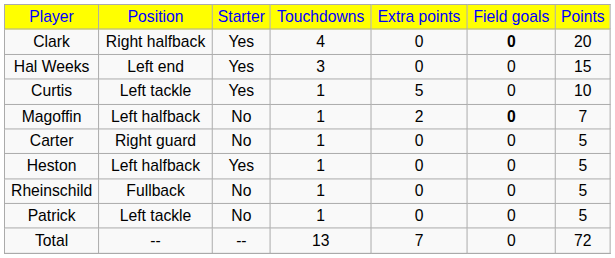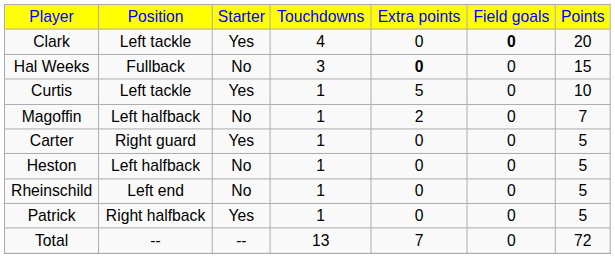(156, 41) Right halfback -> (156, 41) Left tackle
(156, 66) Left end -> (156, 66) Fullback
(241, 66) Yes -> (241, 66) No
(419, 66) normal -> (419, 66) bold
(511, 116) bold -> (511, 116) normal
(241, 141) No -> (241, 141) Yes
(241, 166) Yes -> (241, 166) No
(156, 191) Fullback -> (156, 191) Left end
(156, 215) Left tackle -> (156, 215) Right halfback
(241, 215) No -> (241, 215) Yes
